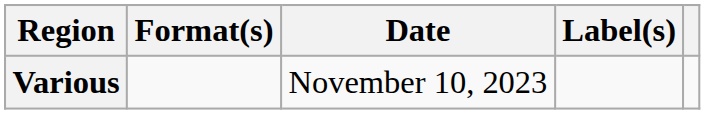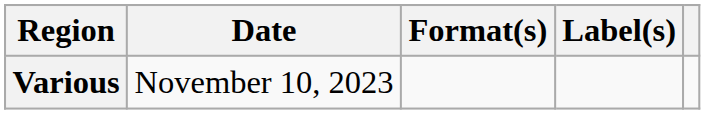columns swapped: (418, 30) <-> (204, 30)
